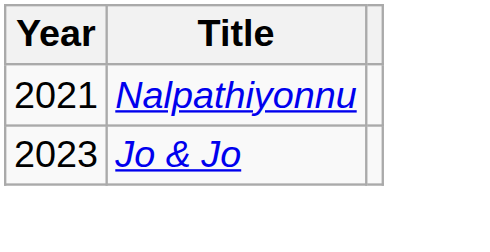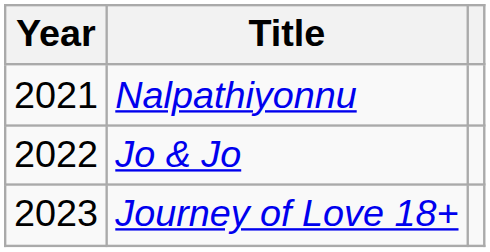(56, 154) 2023 -> (56, 154) 2022
+ row: (287, 214)
